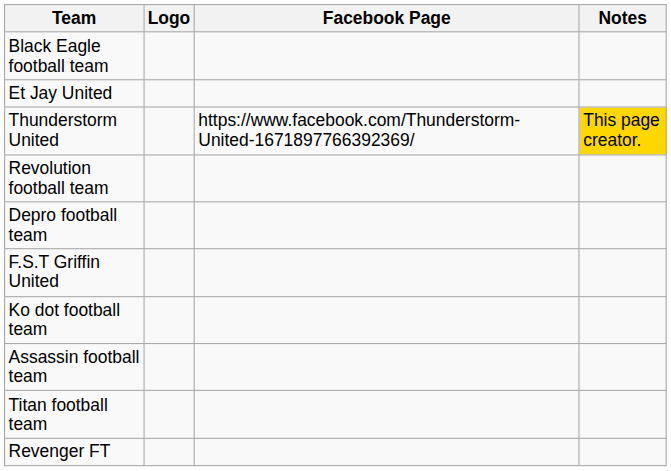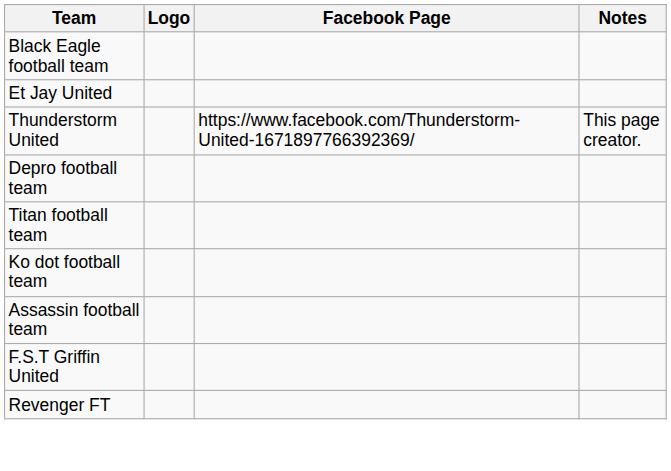(622, 130) gold background -> (622, 130) no background
- row: (58, 178)
rows swapped: (58, 414) <-> (54, 272)
